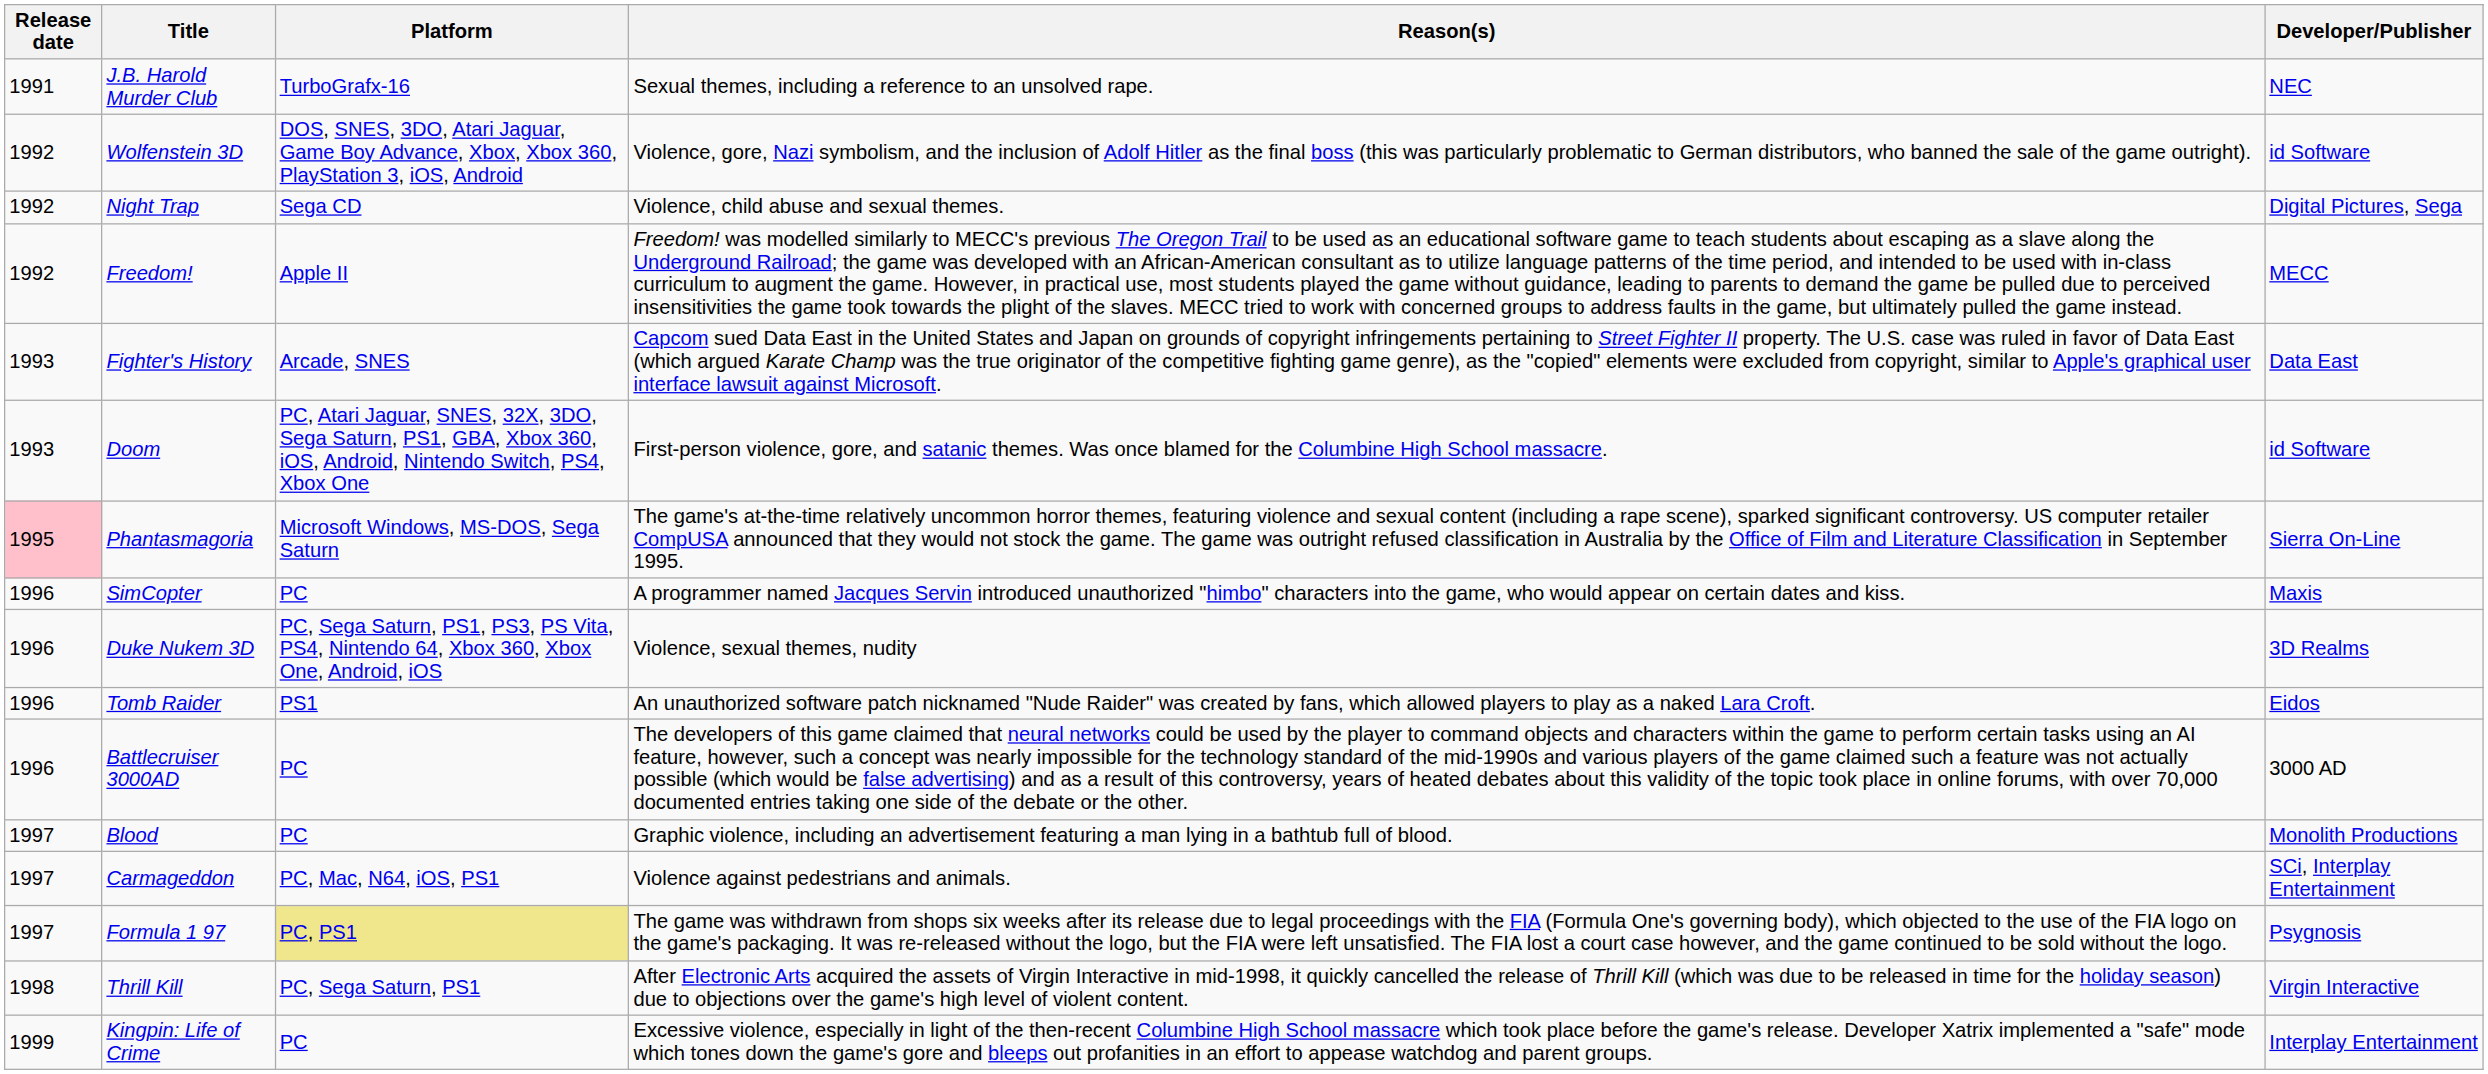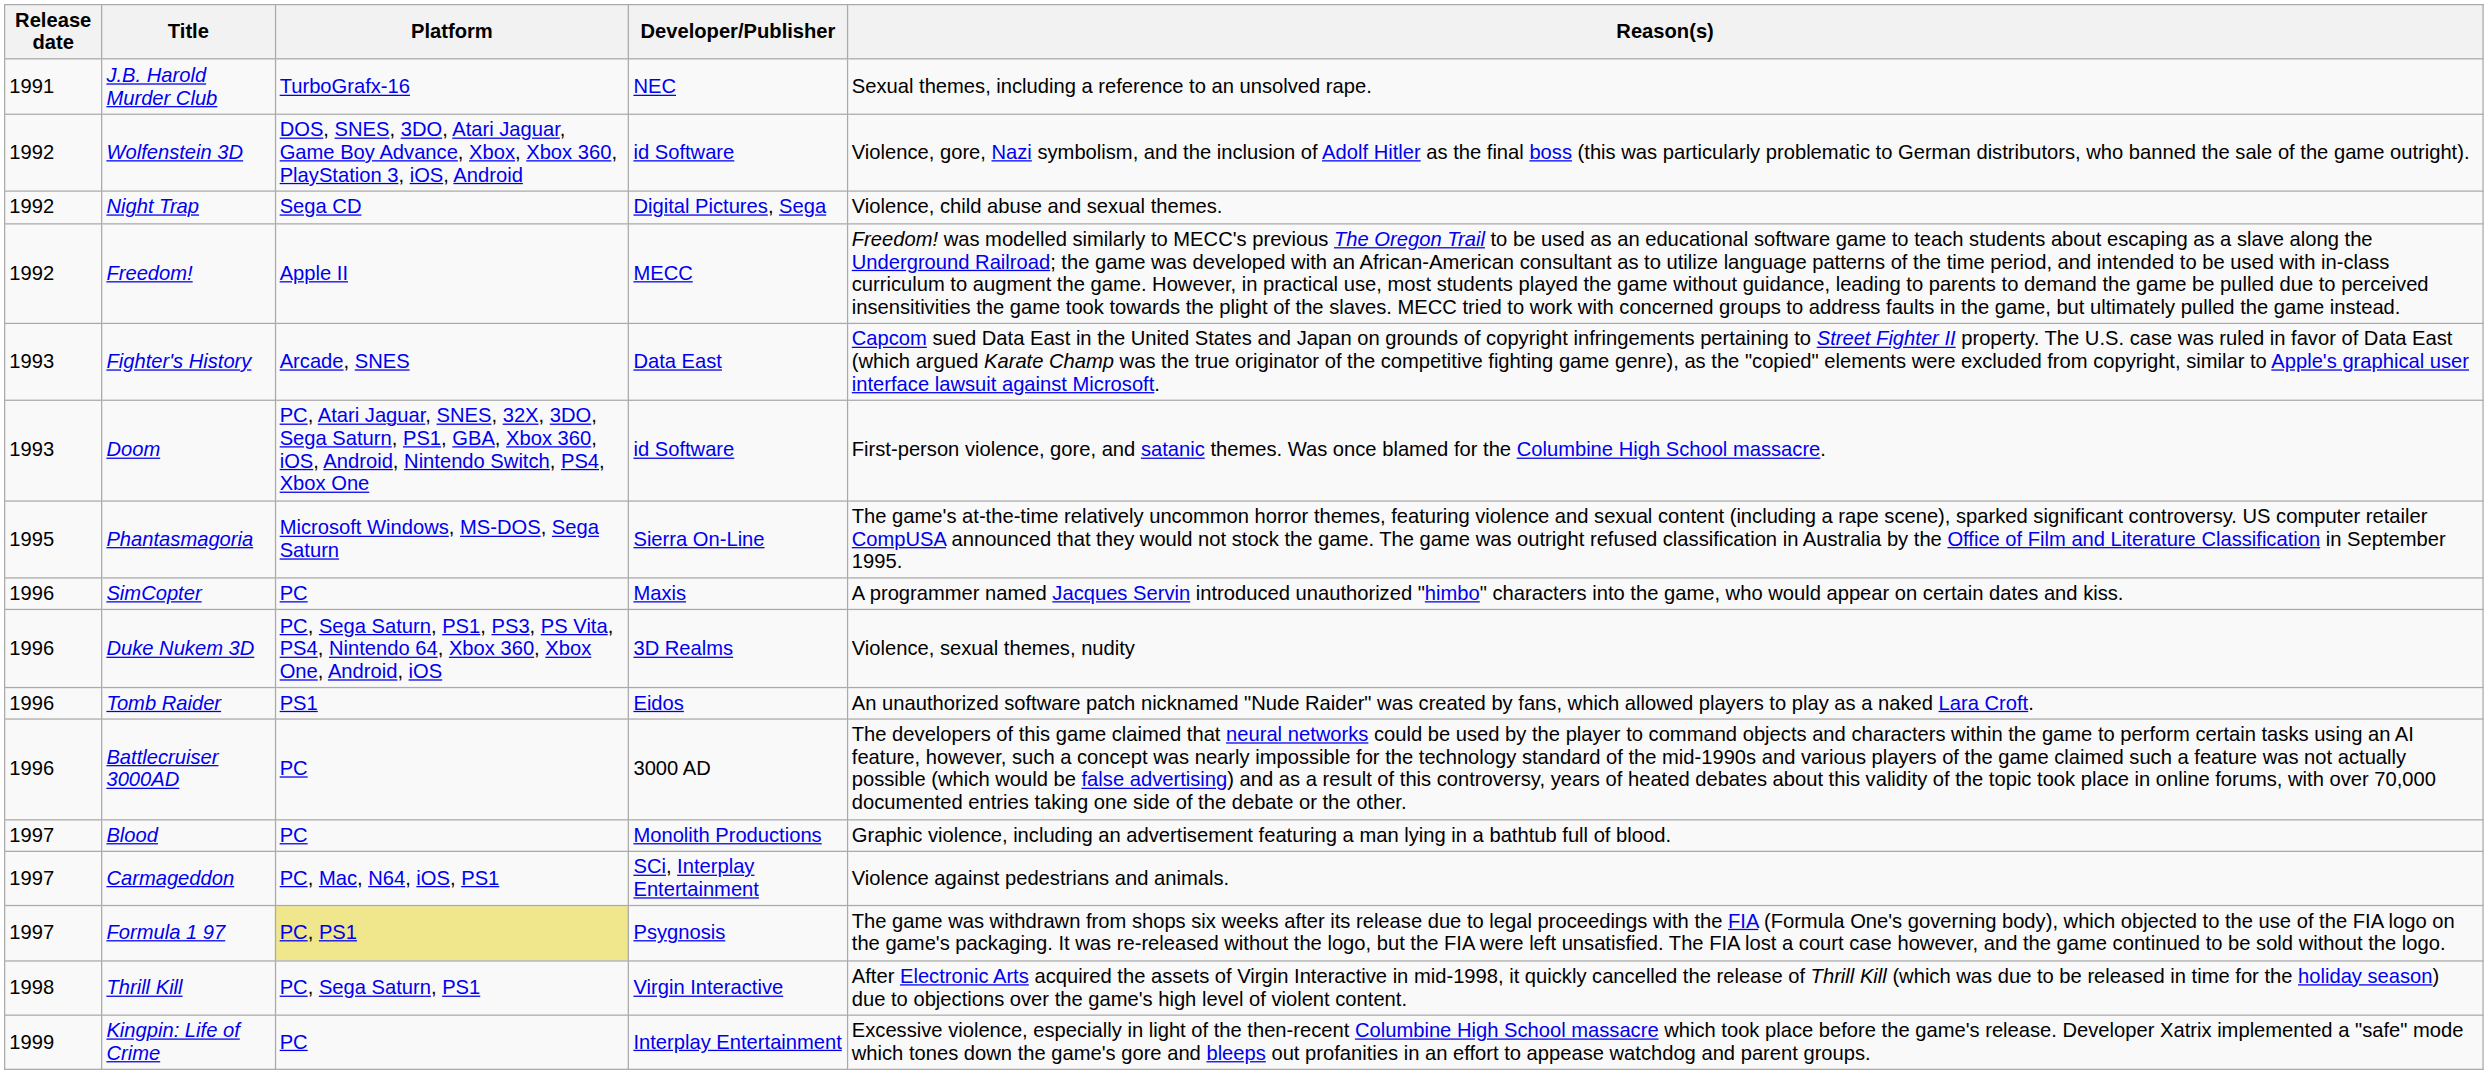columns swapped: (2374, 31) <-> (1447, 31)
(32, 539) pink background -> (32, 539) no background
